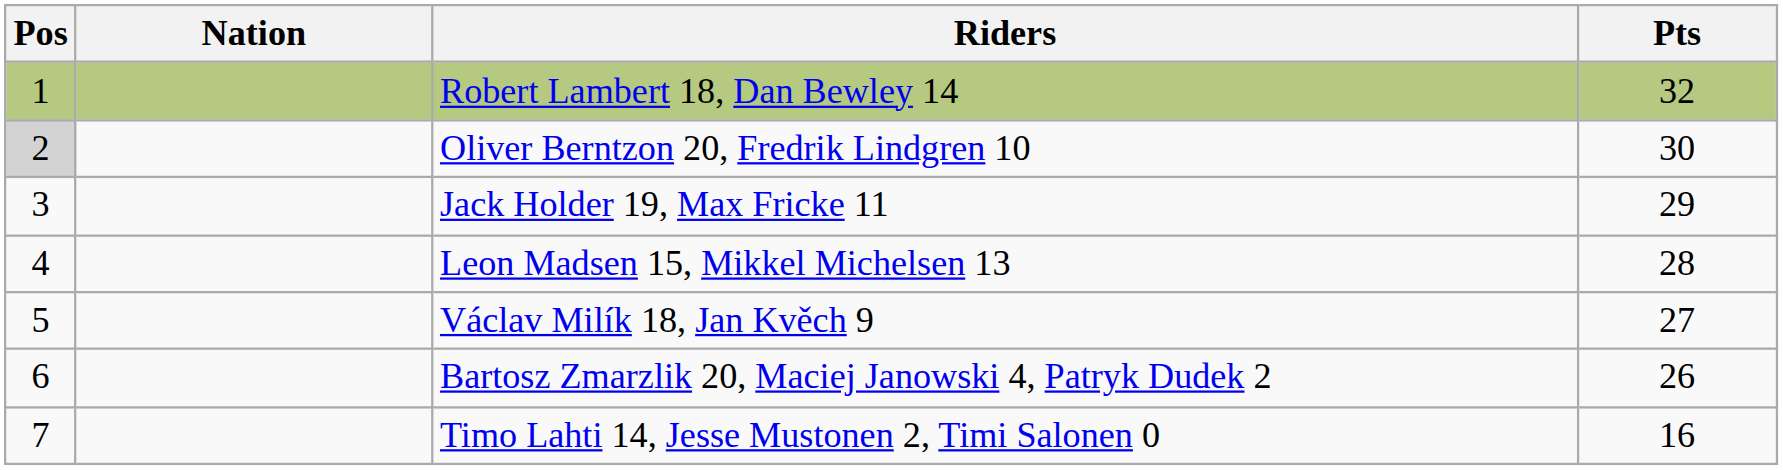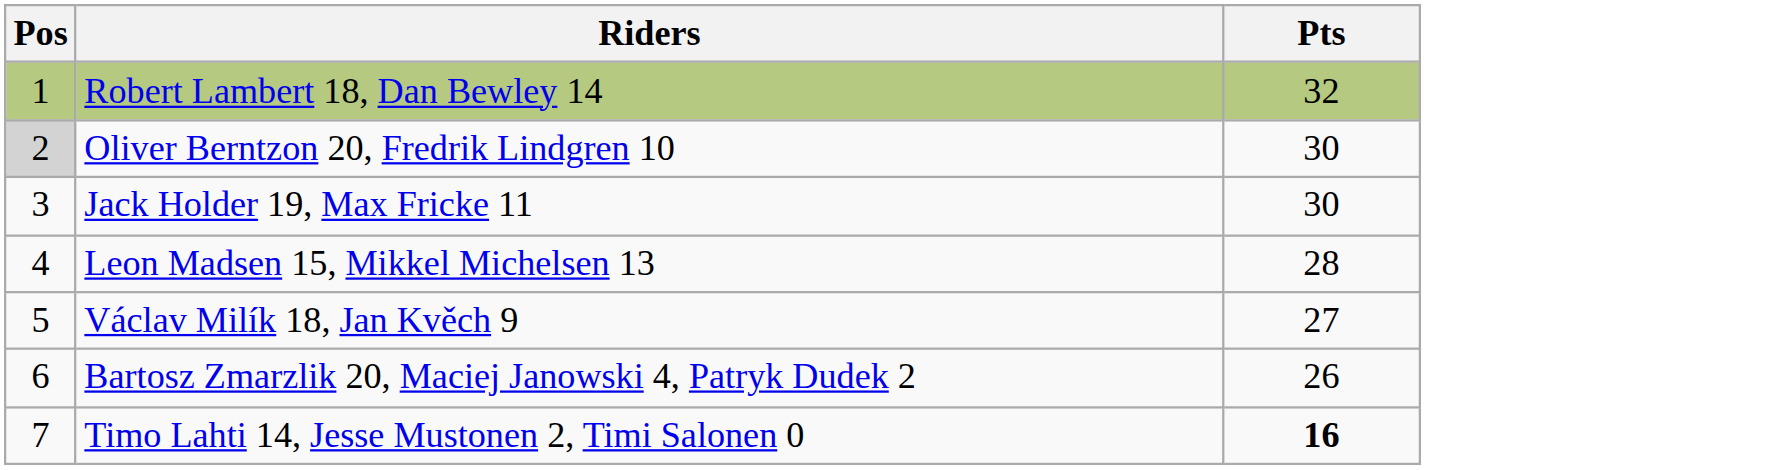- column: (254, 33)
(1677, 205) 29 -> (1321, 205) 30
(1677, 434) normal -> (1321, 434) bold
